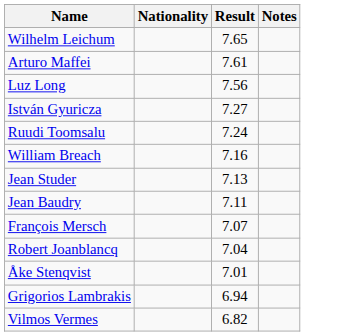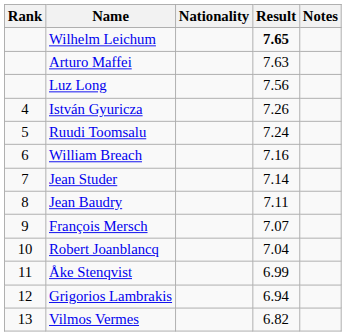+ column: (25, 16)
(235, 39) normal -> (276, 39) bold
(235, 62) 7.61 -> (276, 62) 7.63
(235, 109) 7.27 -> (276, 109) 7.26
(235, 179) 7.13 -> (276, 179) 7.14
(235, 272) 7.01 -> (276, 272) 6.99
